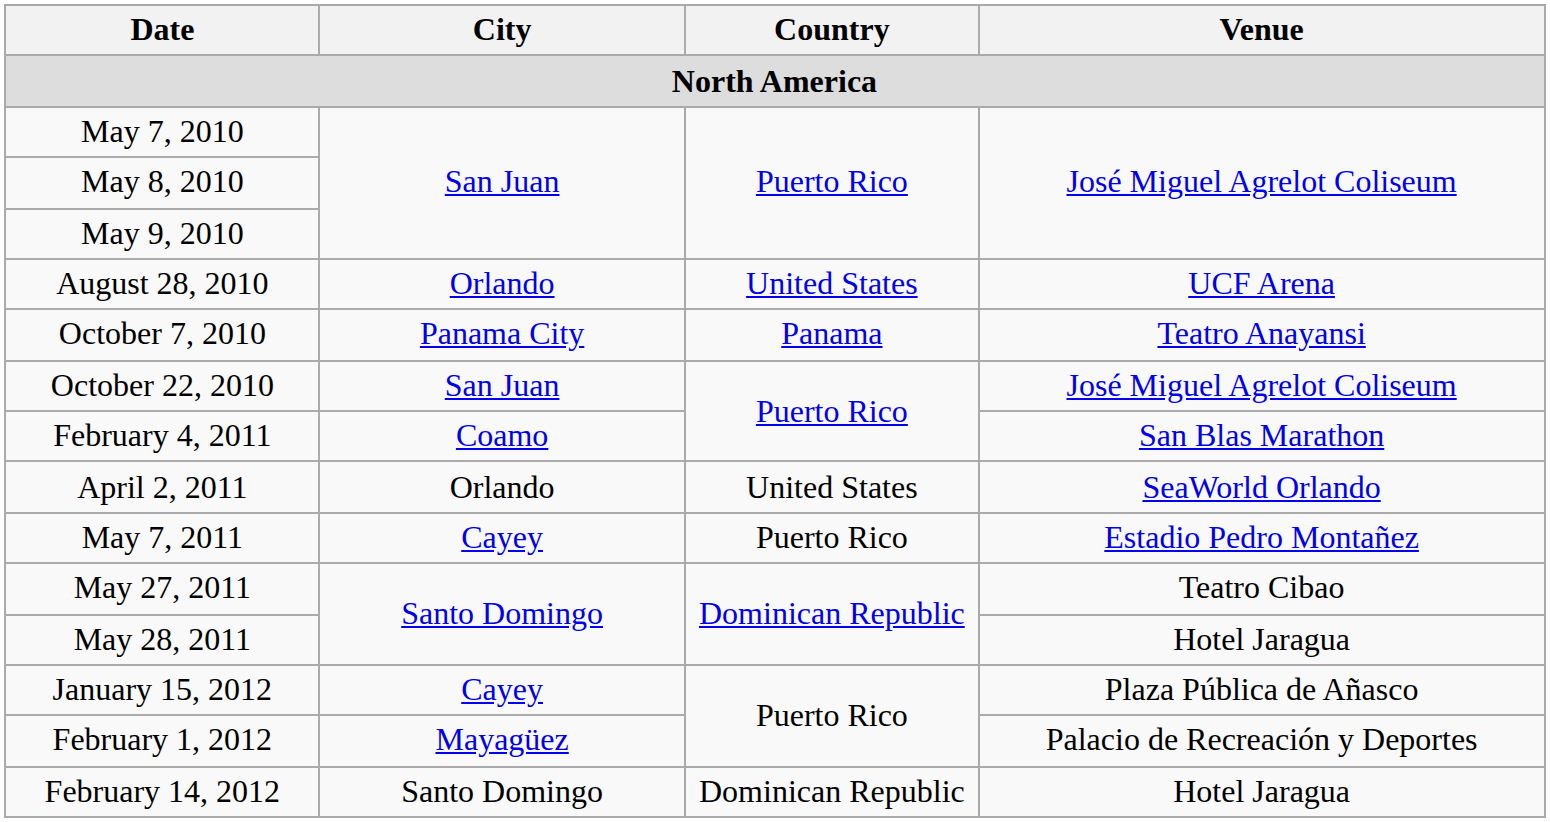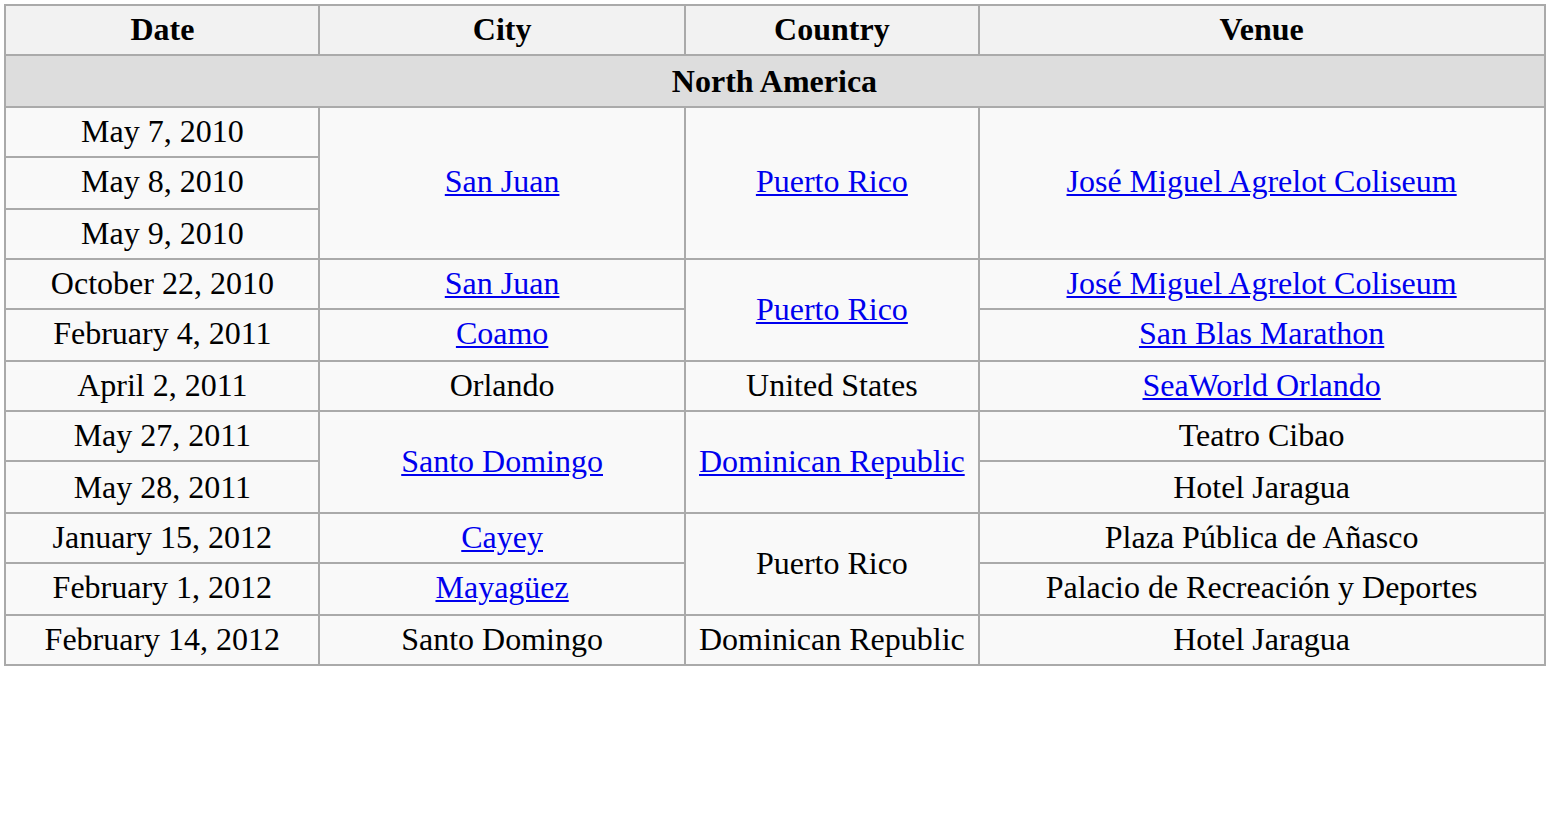- row: (162, 283)
- row: (162, 334)
- row: (162, 537)
